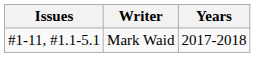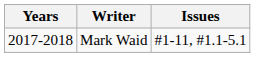columns swapped: (214, 16) <-> (54, 16)
